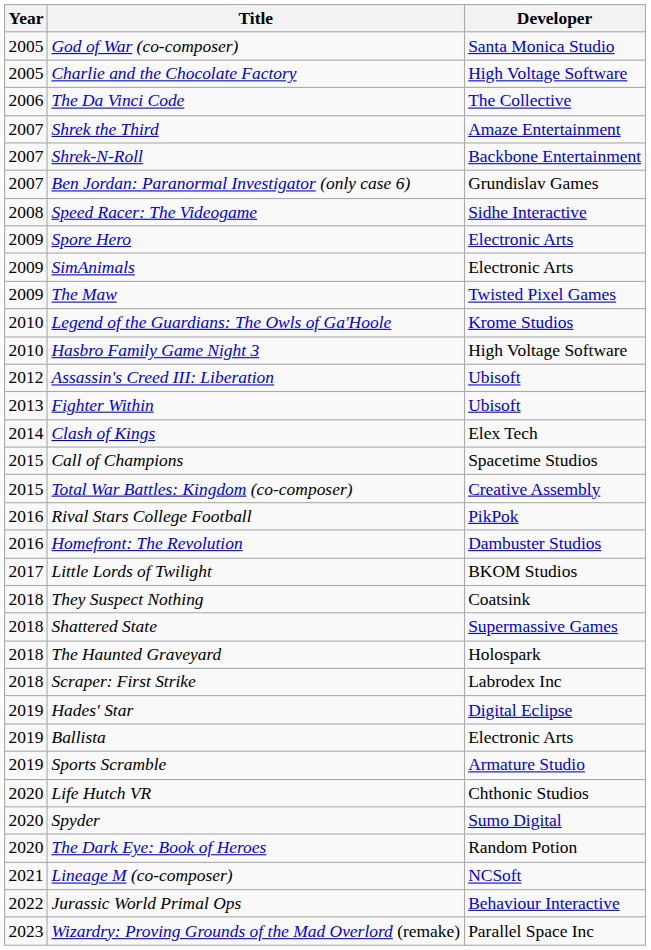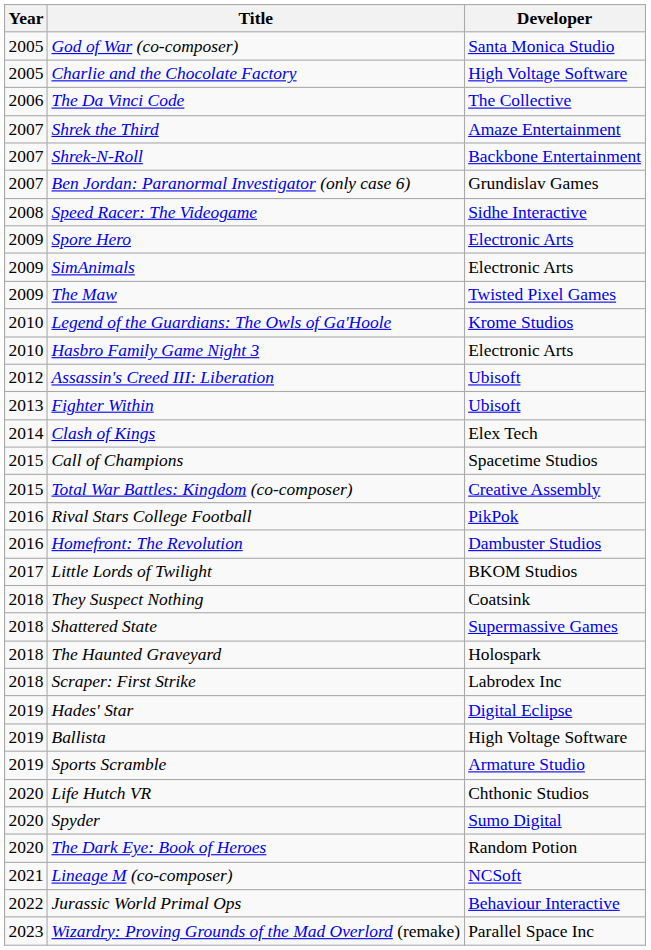(548, 350) High Voltage Software -> (521, 350) Electronic Arts
(521, 737) Electronic Arts -> (548, 737) High Voltage Software
